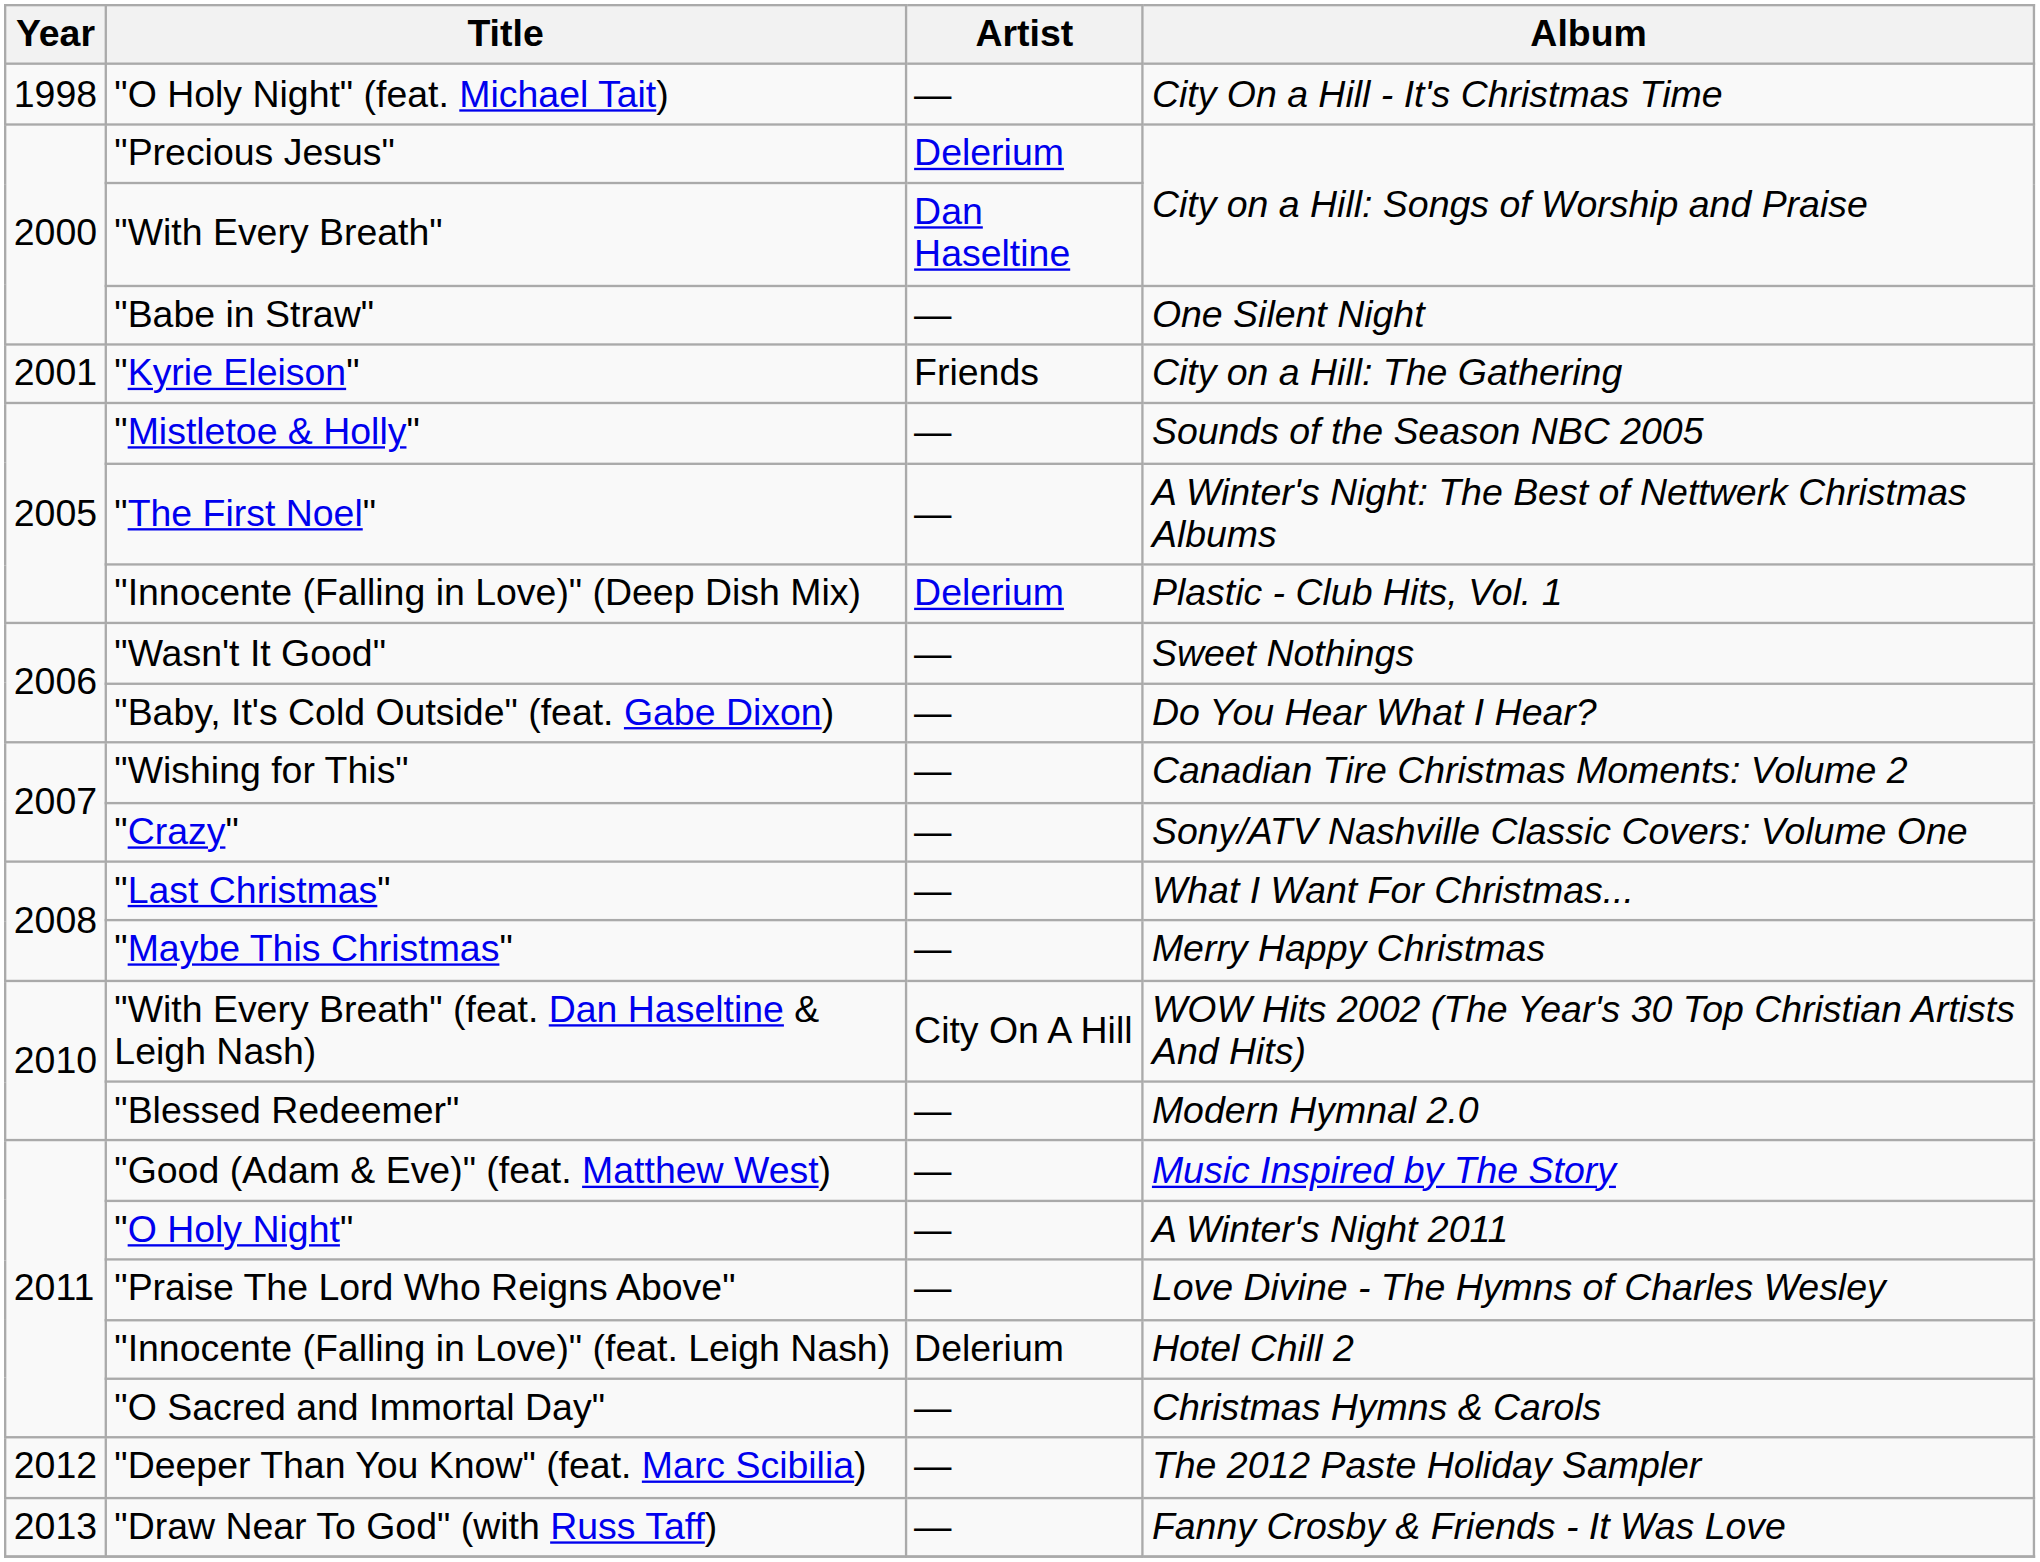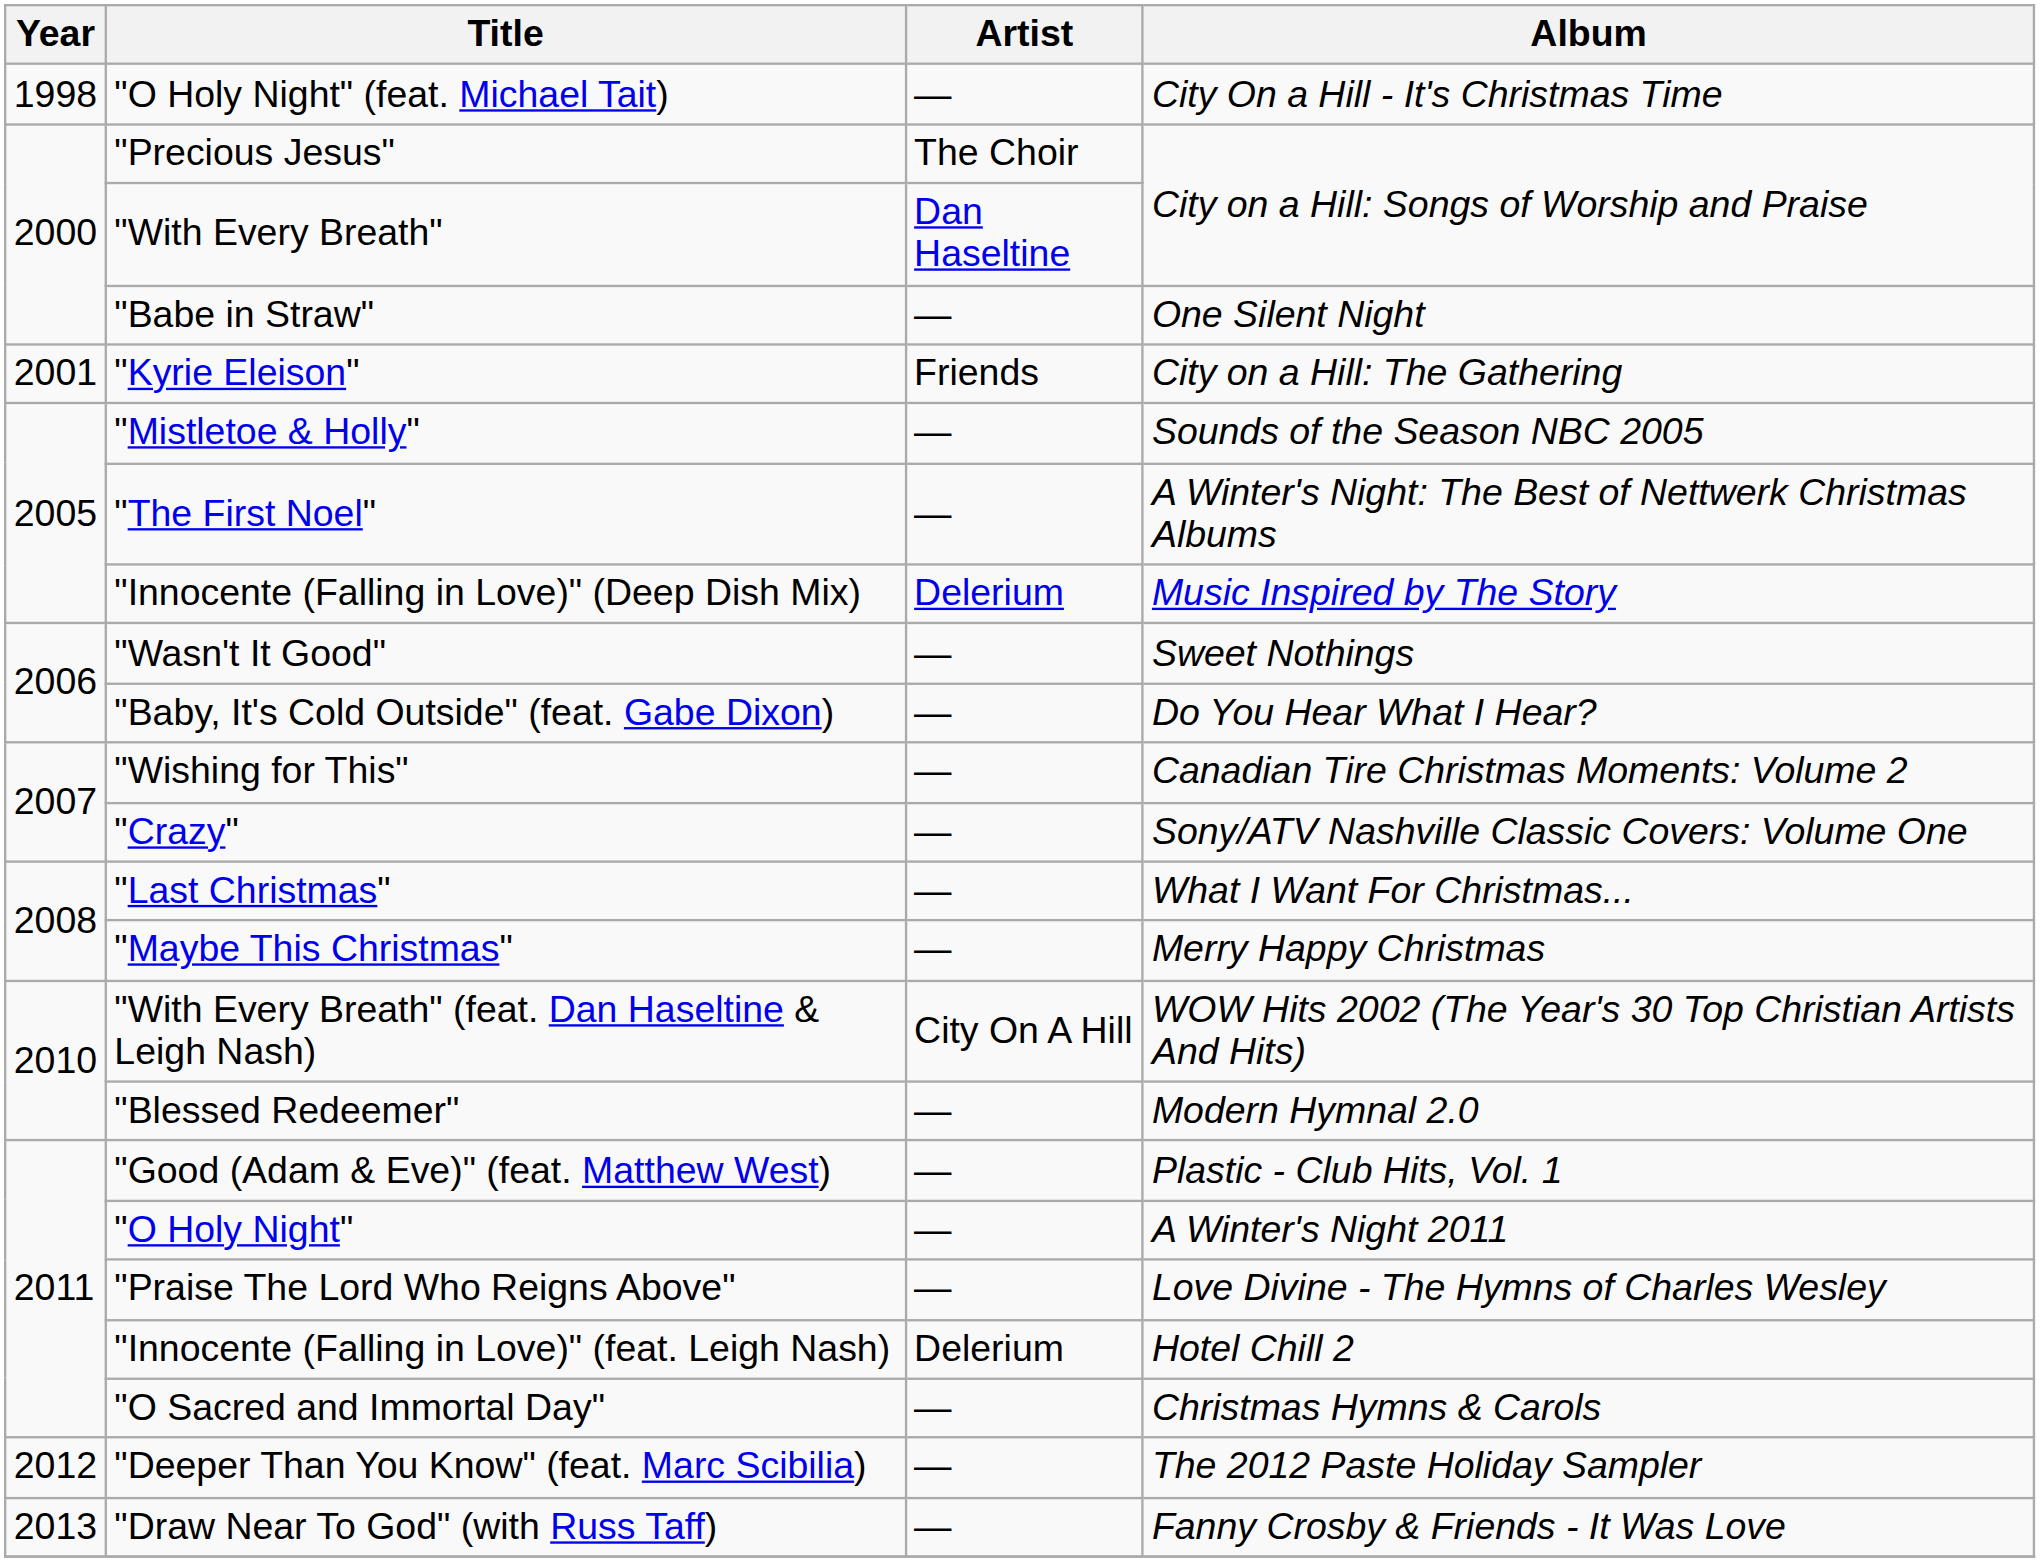(989, 152) Delerium -> (996, 152) The Choir
(1357, 593) Plastic - Club Hits, Vol. 1 -> (1384, 593) Music Inspired by The Story
(1384, 1169) Music Inspired by The Story -> (1357, 1169) Plastic - Club Hits, Vol. 1
